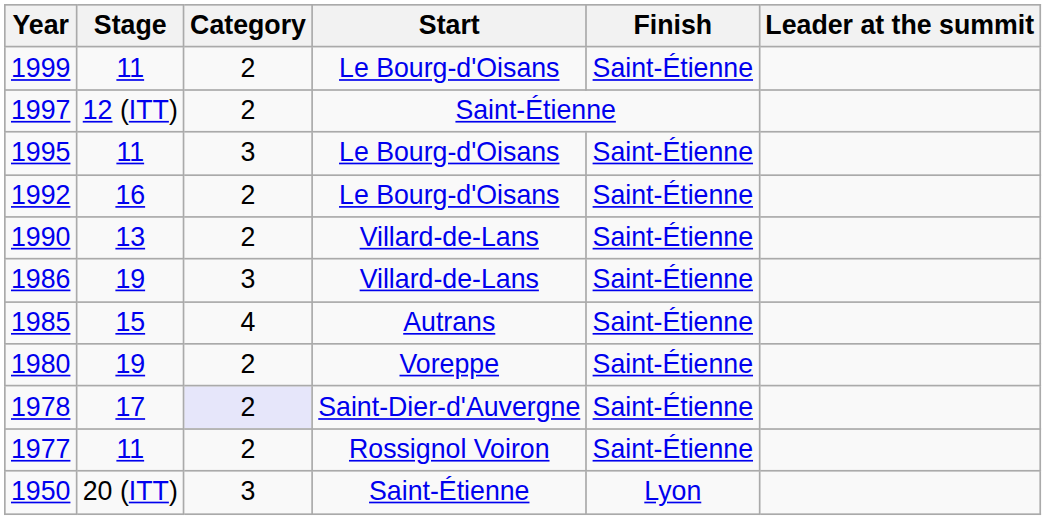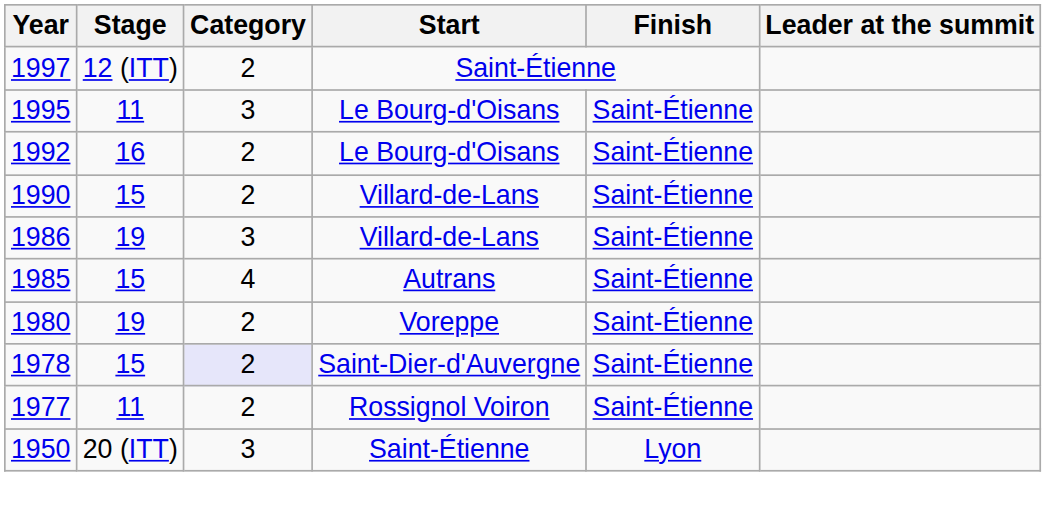- row: (41, 68)
(130, 237) 13 -> (130, 195) 15
(130, 407) 17 -> (130, 364) 15
